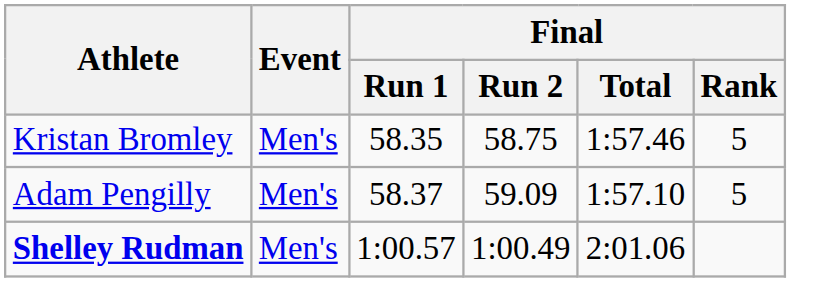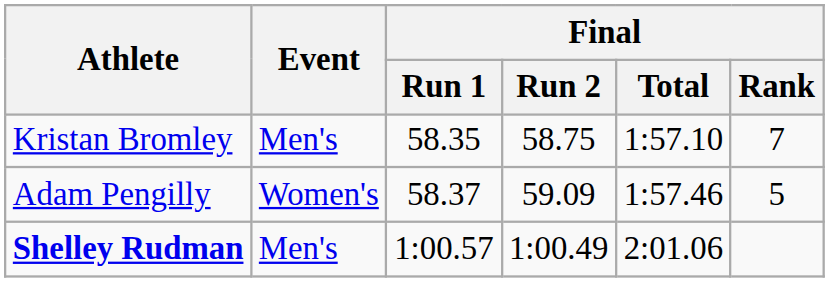(635, 140) 1:57.46 -> (673, 140) 1:57.10
(739, 140) 5 -> (777, 140) 7
(298, 194) Men's -> (319, 194) Women's
(635, 194) 1:57.10 -> (673, 194) 1:57.46
